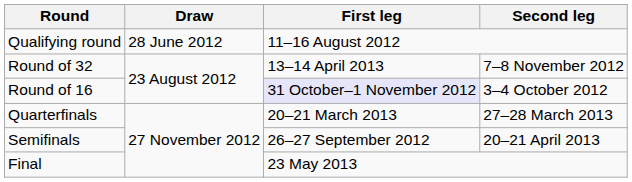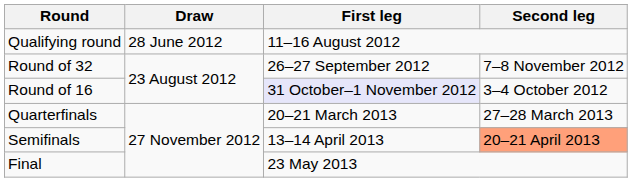(326, 66) 13–14 April 2013 -> (349, 66) 26–27 September 2012
(349, 139) 26–27 September 2012 -> (326, 139) 13–14 April 2013
(542, 139) no background -> (542, 139) lightsalmon background
